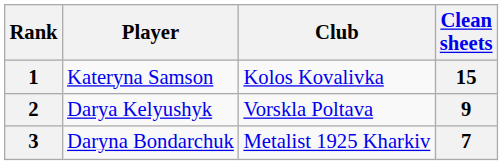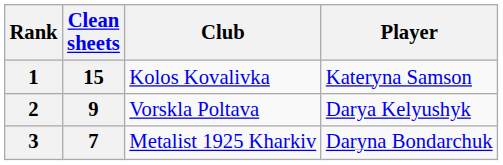columns swapped: (151, 32) <-> (466, 32)
